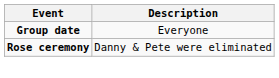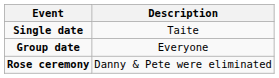+ row: (48, 30)
